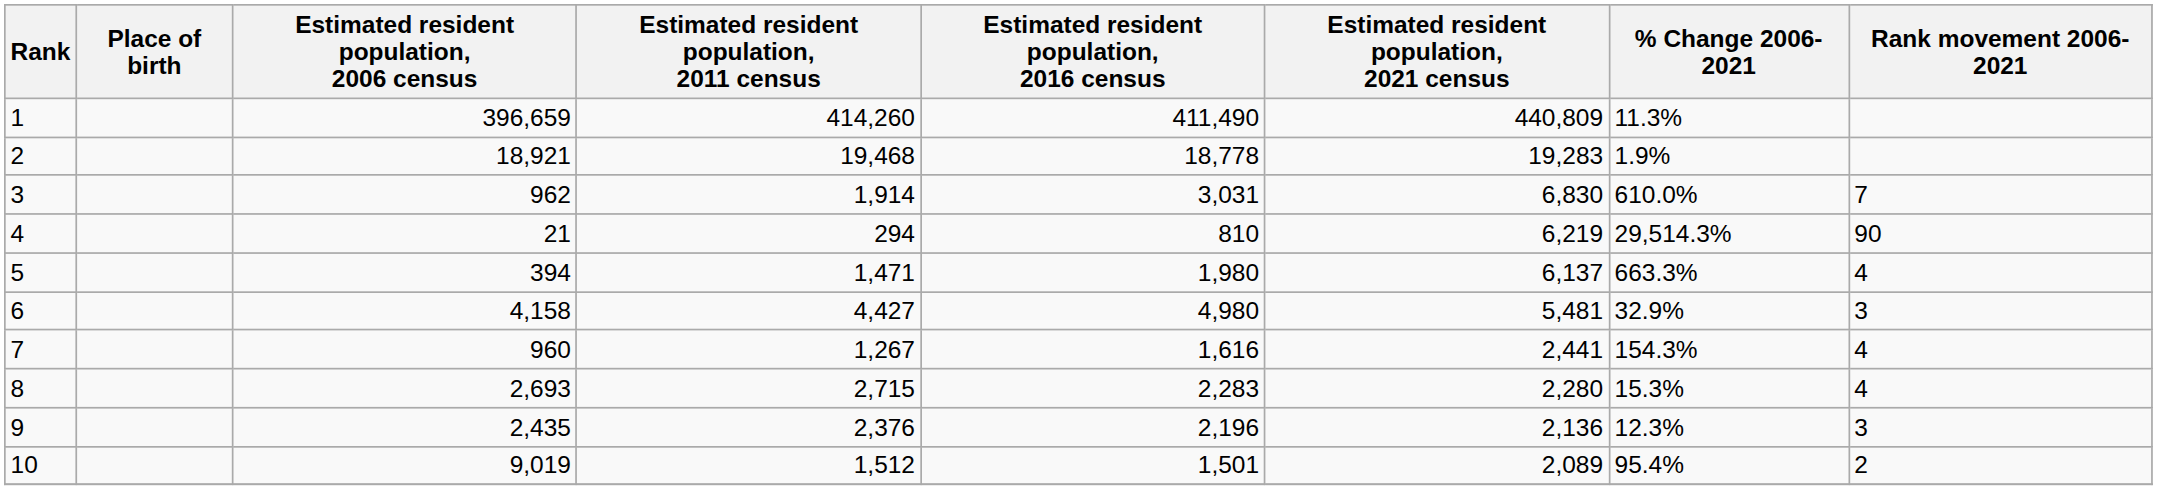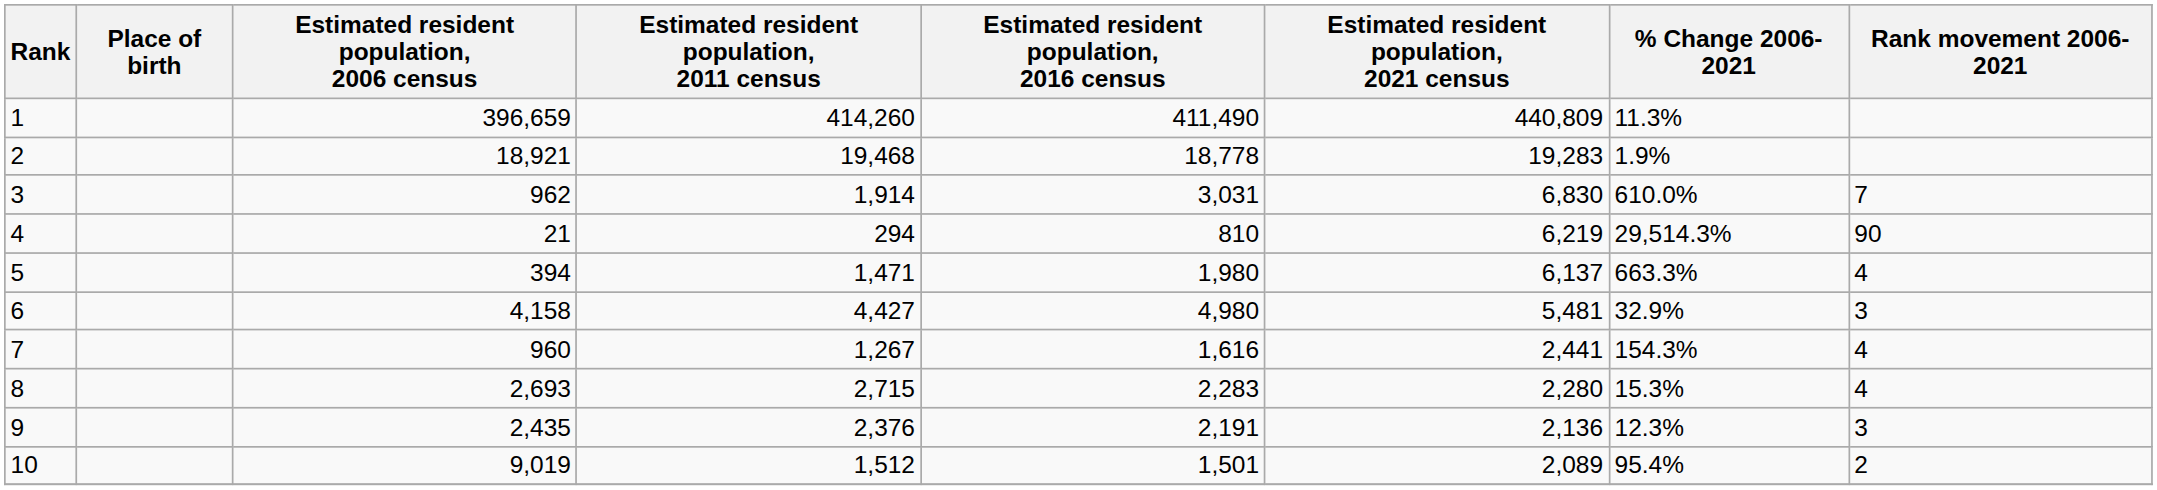(1228, 427) 2,196 -> (1228, 427) 2,191
